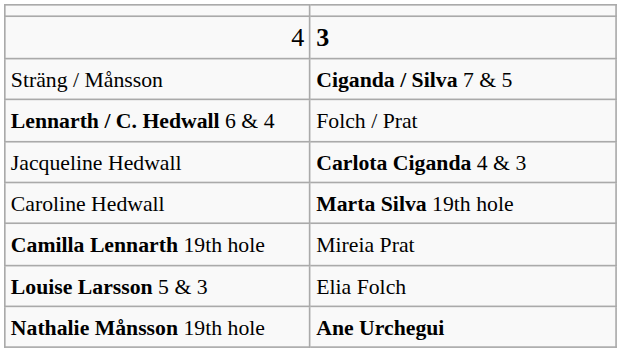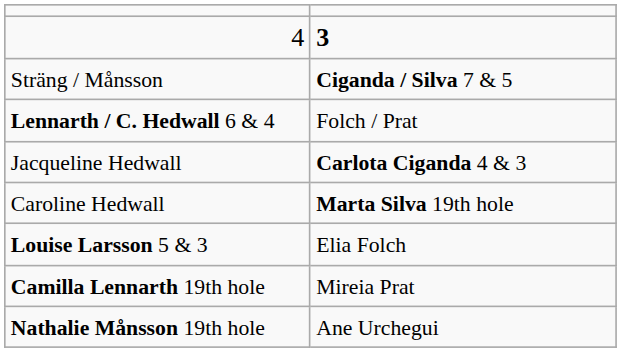rows swapped: (138, 245) <-> (109, 286)
(380, 326) bold -> (377, 328) normal
